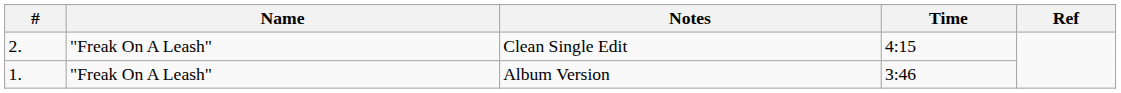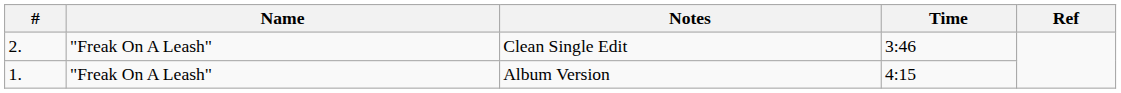(901, 46) 4:15 -> (901, 46) 3:46
(901, 74) 3:46 -> (901, 74) 4:15
